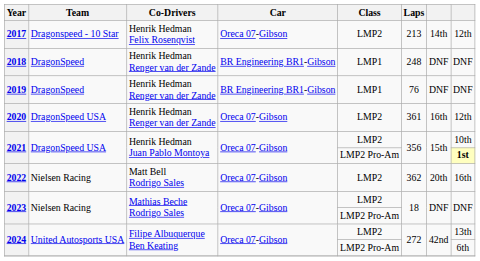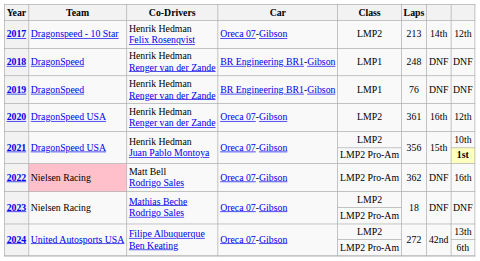(61, 178) no background -> (61, 178) pink background
(370, 178) LMP2 -> (370, 178) LMP2 Pro-Am
(439, 178) 20th -> (439, 178) DNF
